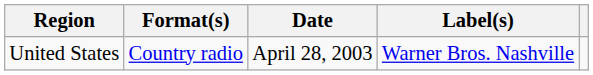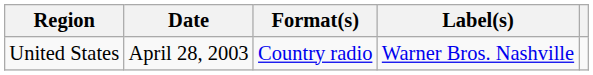columns swapped: (312, 20) <-> (186, 20)
